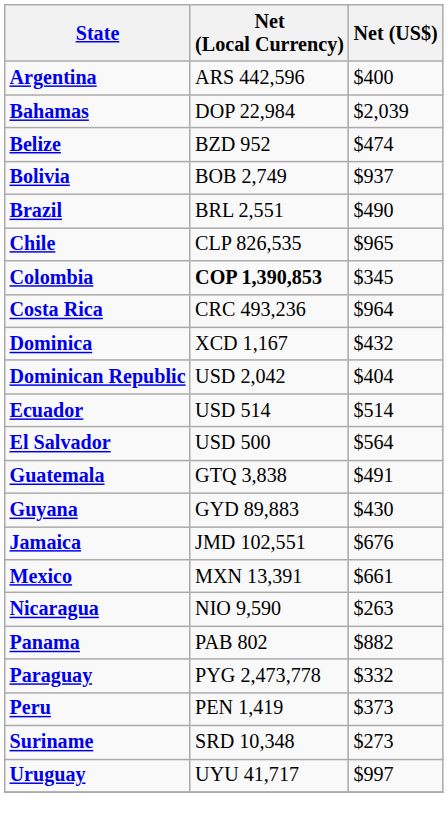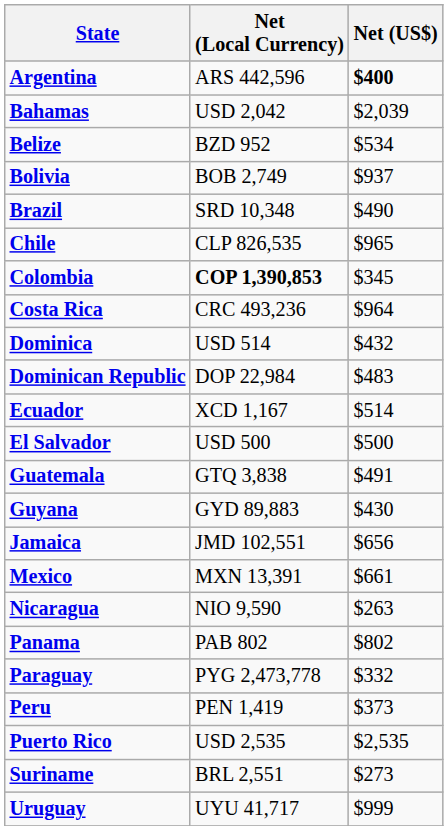(374, 77) normal -> (374, 77) bold
(245, 110) DOP 22,984 -> (240, 110) USD 2,042
(374, 144) $474 -> (374, 144) $534
(239, 210) BRL 2,551 -> (245, 210) SRD 10,348
(241, 343) XCD 1,167 -> (233, 343) USD 514
(240, 376) USD 2,042 -> (245, 376) DOP 22,984
(374, 376) $404 -> (374, 376) $483
(233, 409) USD 514 -> (241, 409) XCD 1,167
(374, 442) $564 -> (374, 442) $500
(374, 542) $676 -> (374, 542) $656
(374, 642) $882 -> (374, 642) $802
+ row: (61, 741)
(245, 741) SRD 10,348 -> (239, 774) BRL 2,551
(374, 774) $997 -> (374, 808) $999
